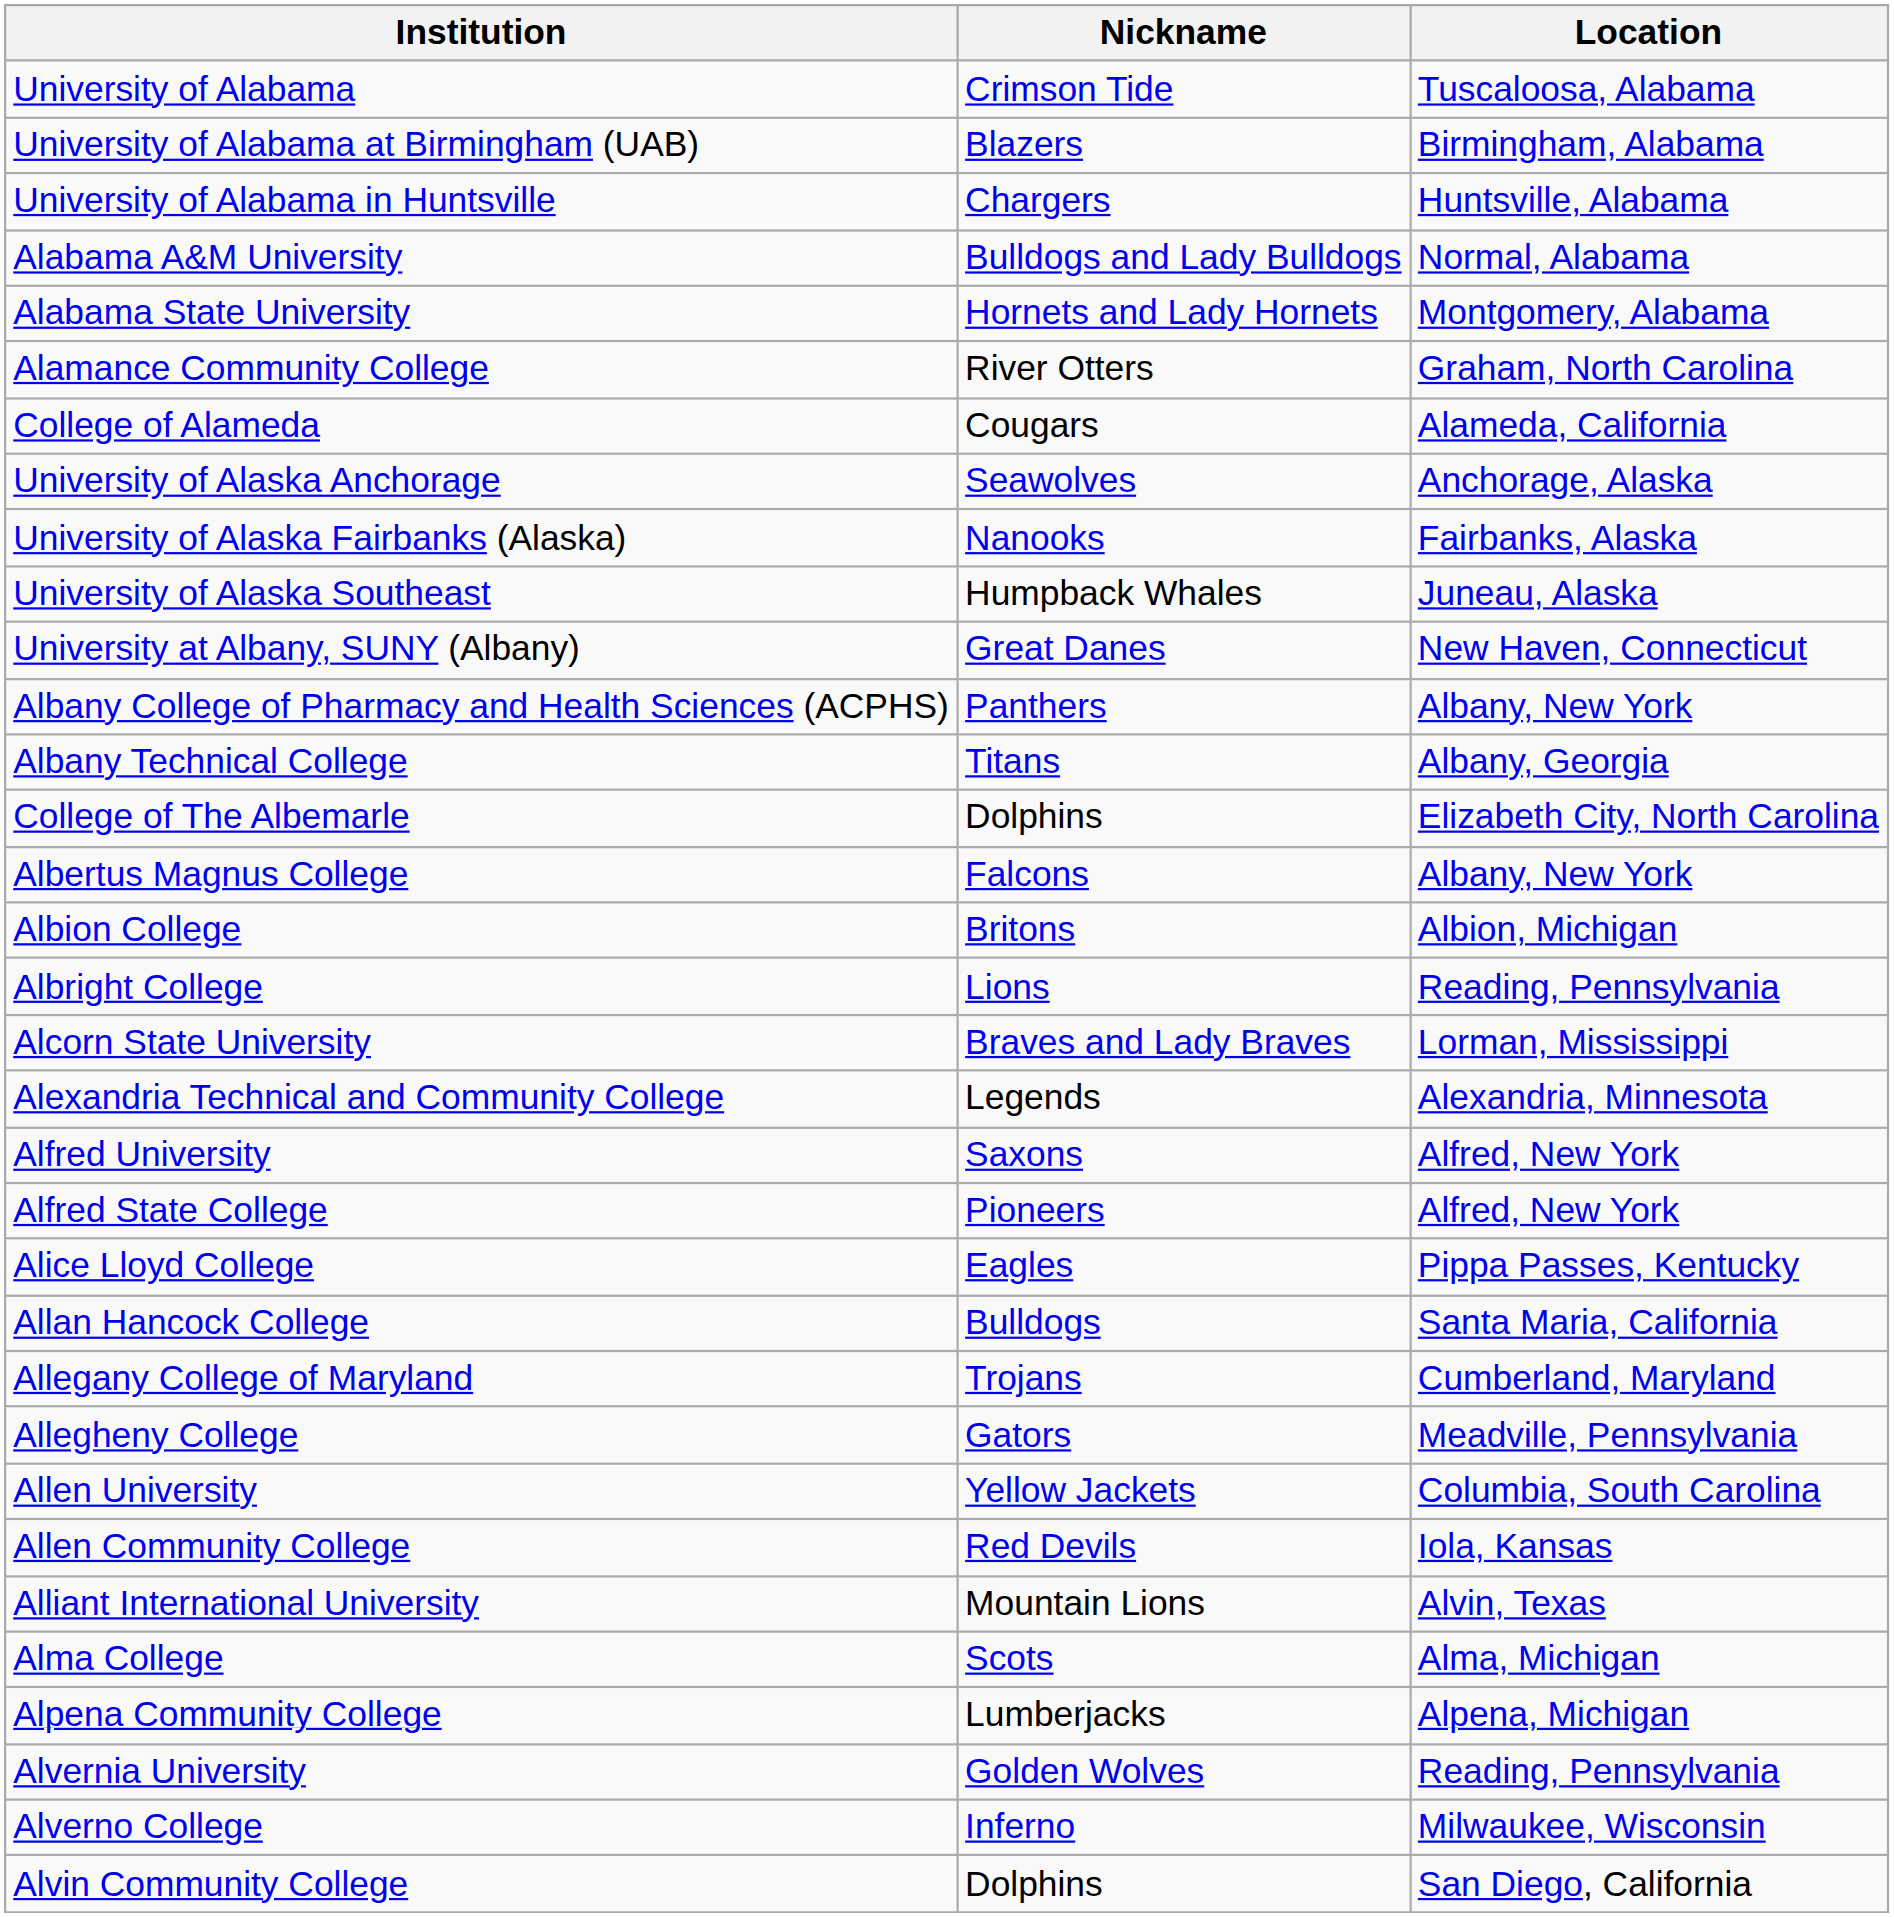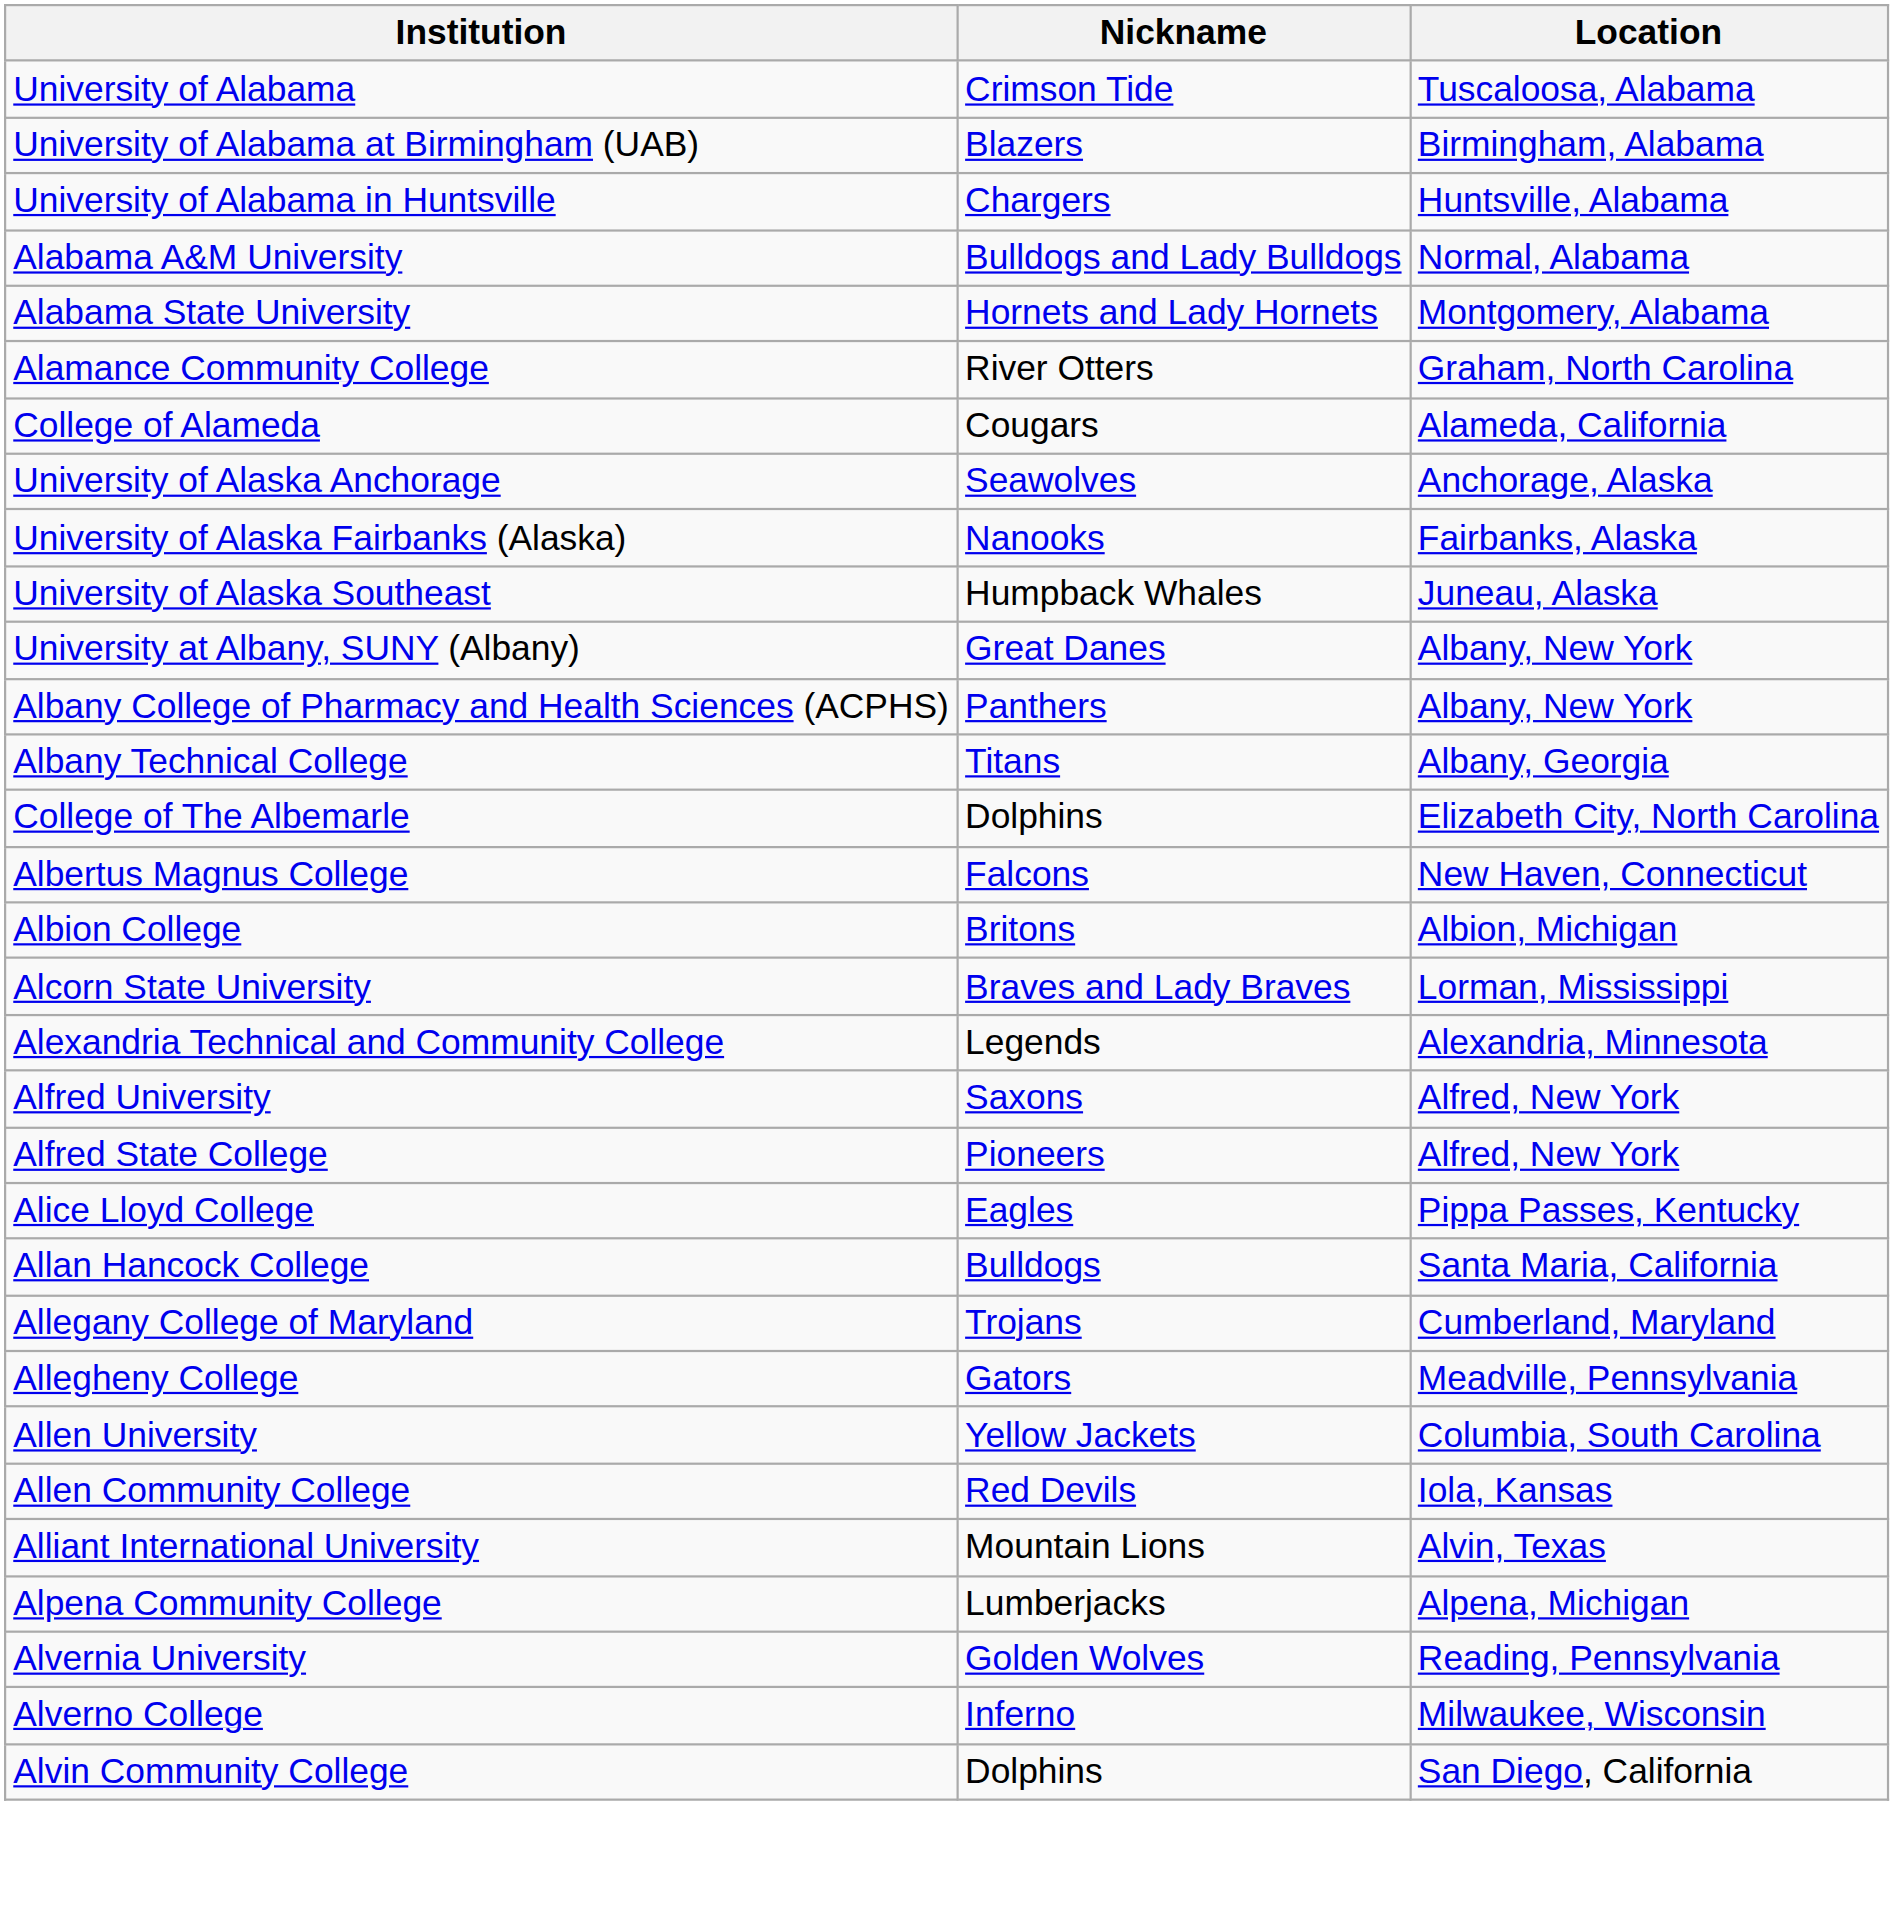(1612, 649) New Haven, Connecticut -> (1555, 649) Albany, New York
(1555, 873) Albany, New York -> (1612, 873) New Haven, Connecticut
- row: (138, 985)
- row: (118, 1658)
